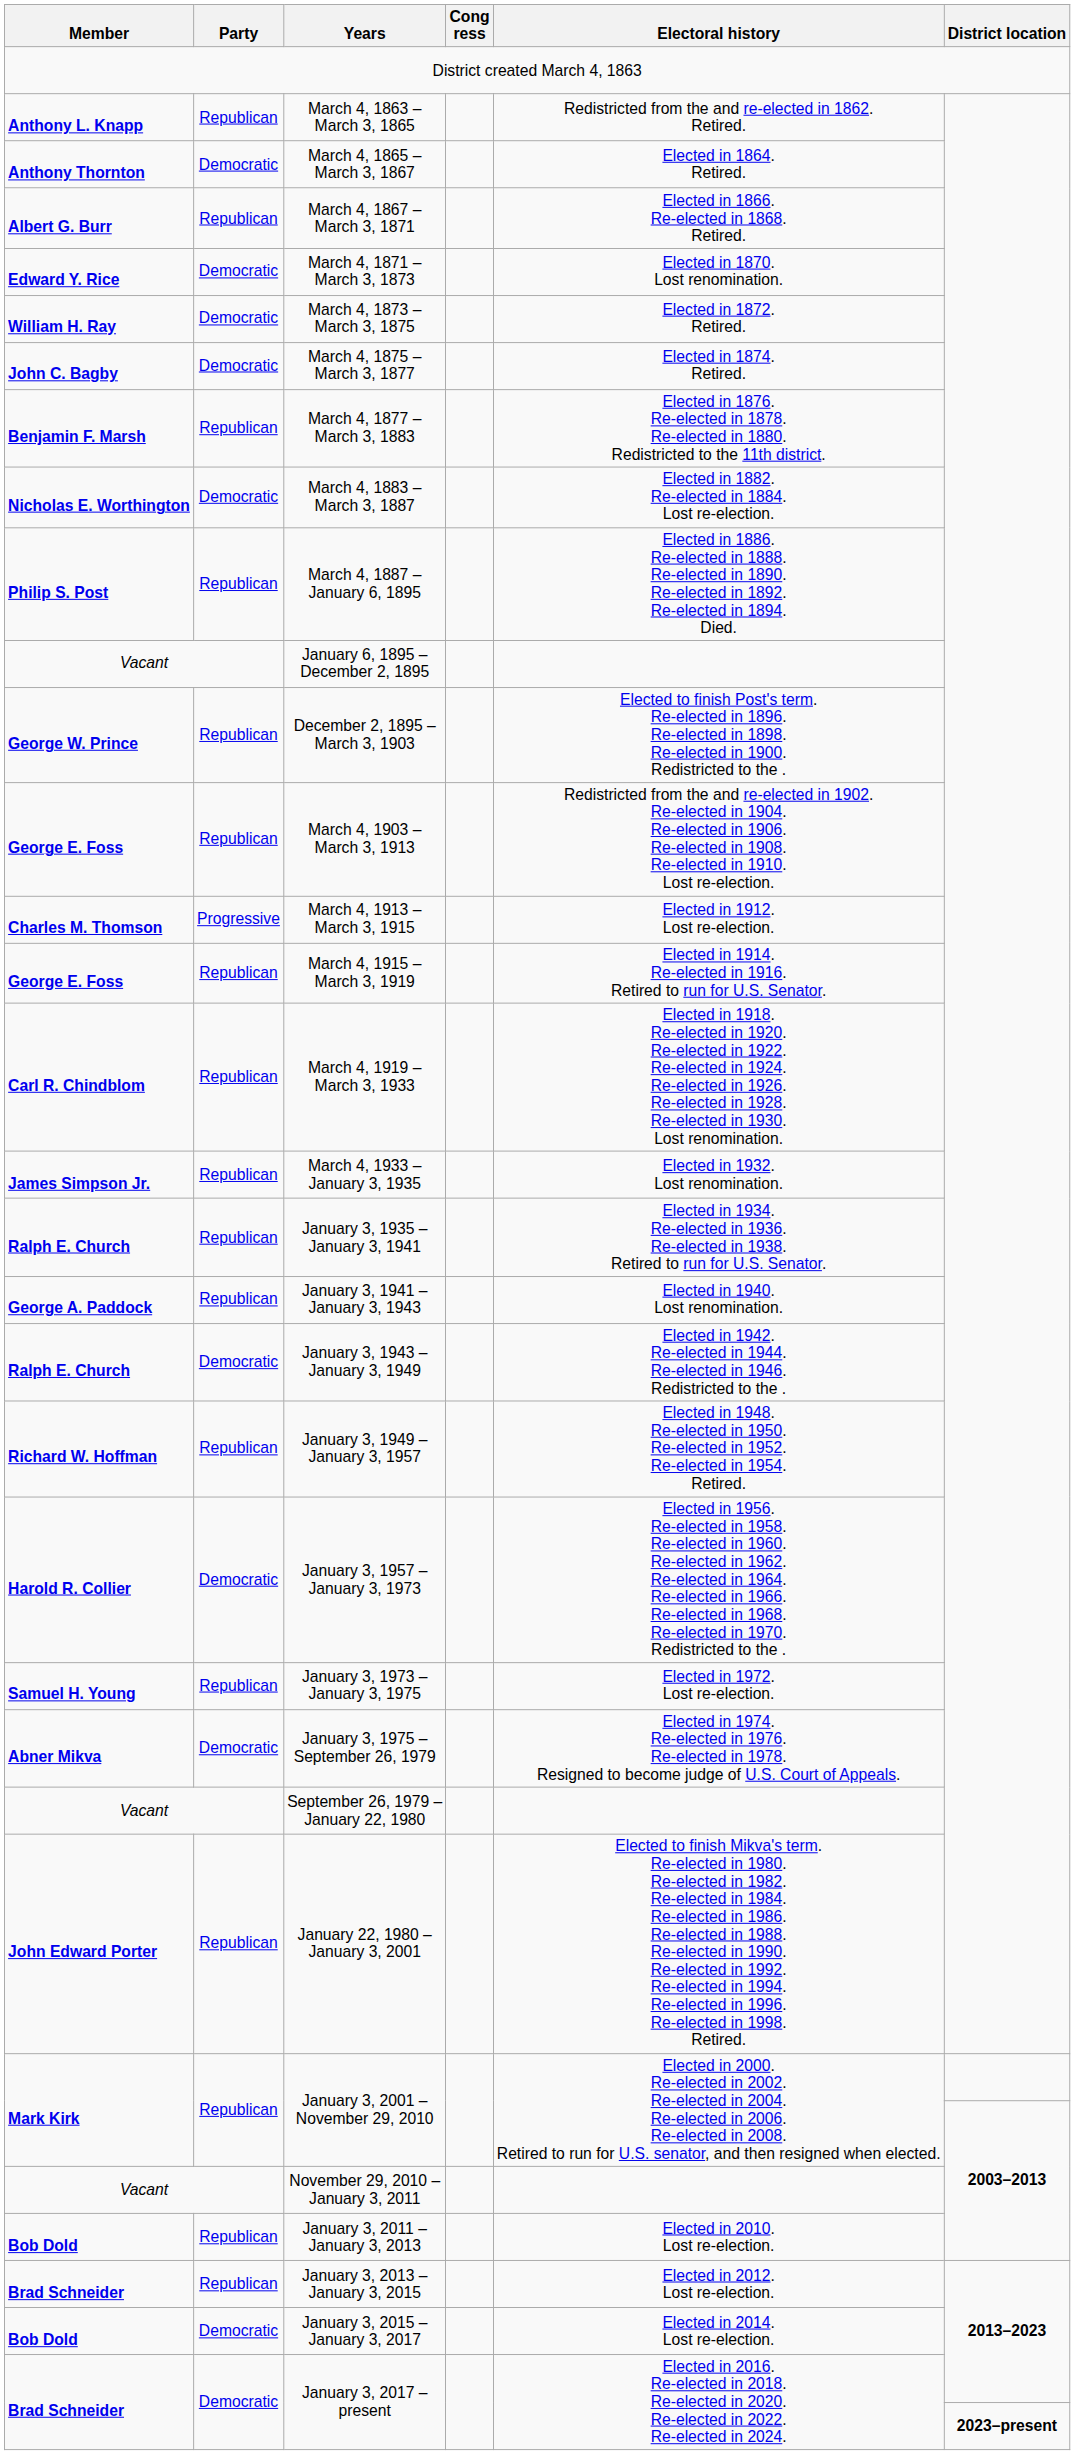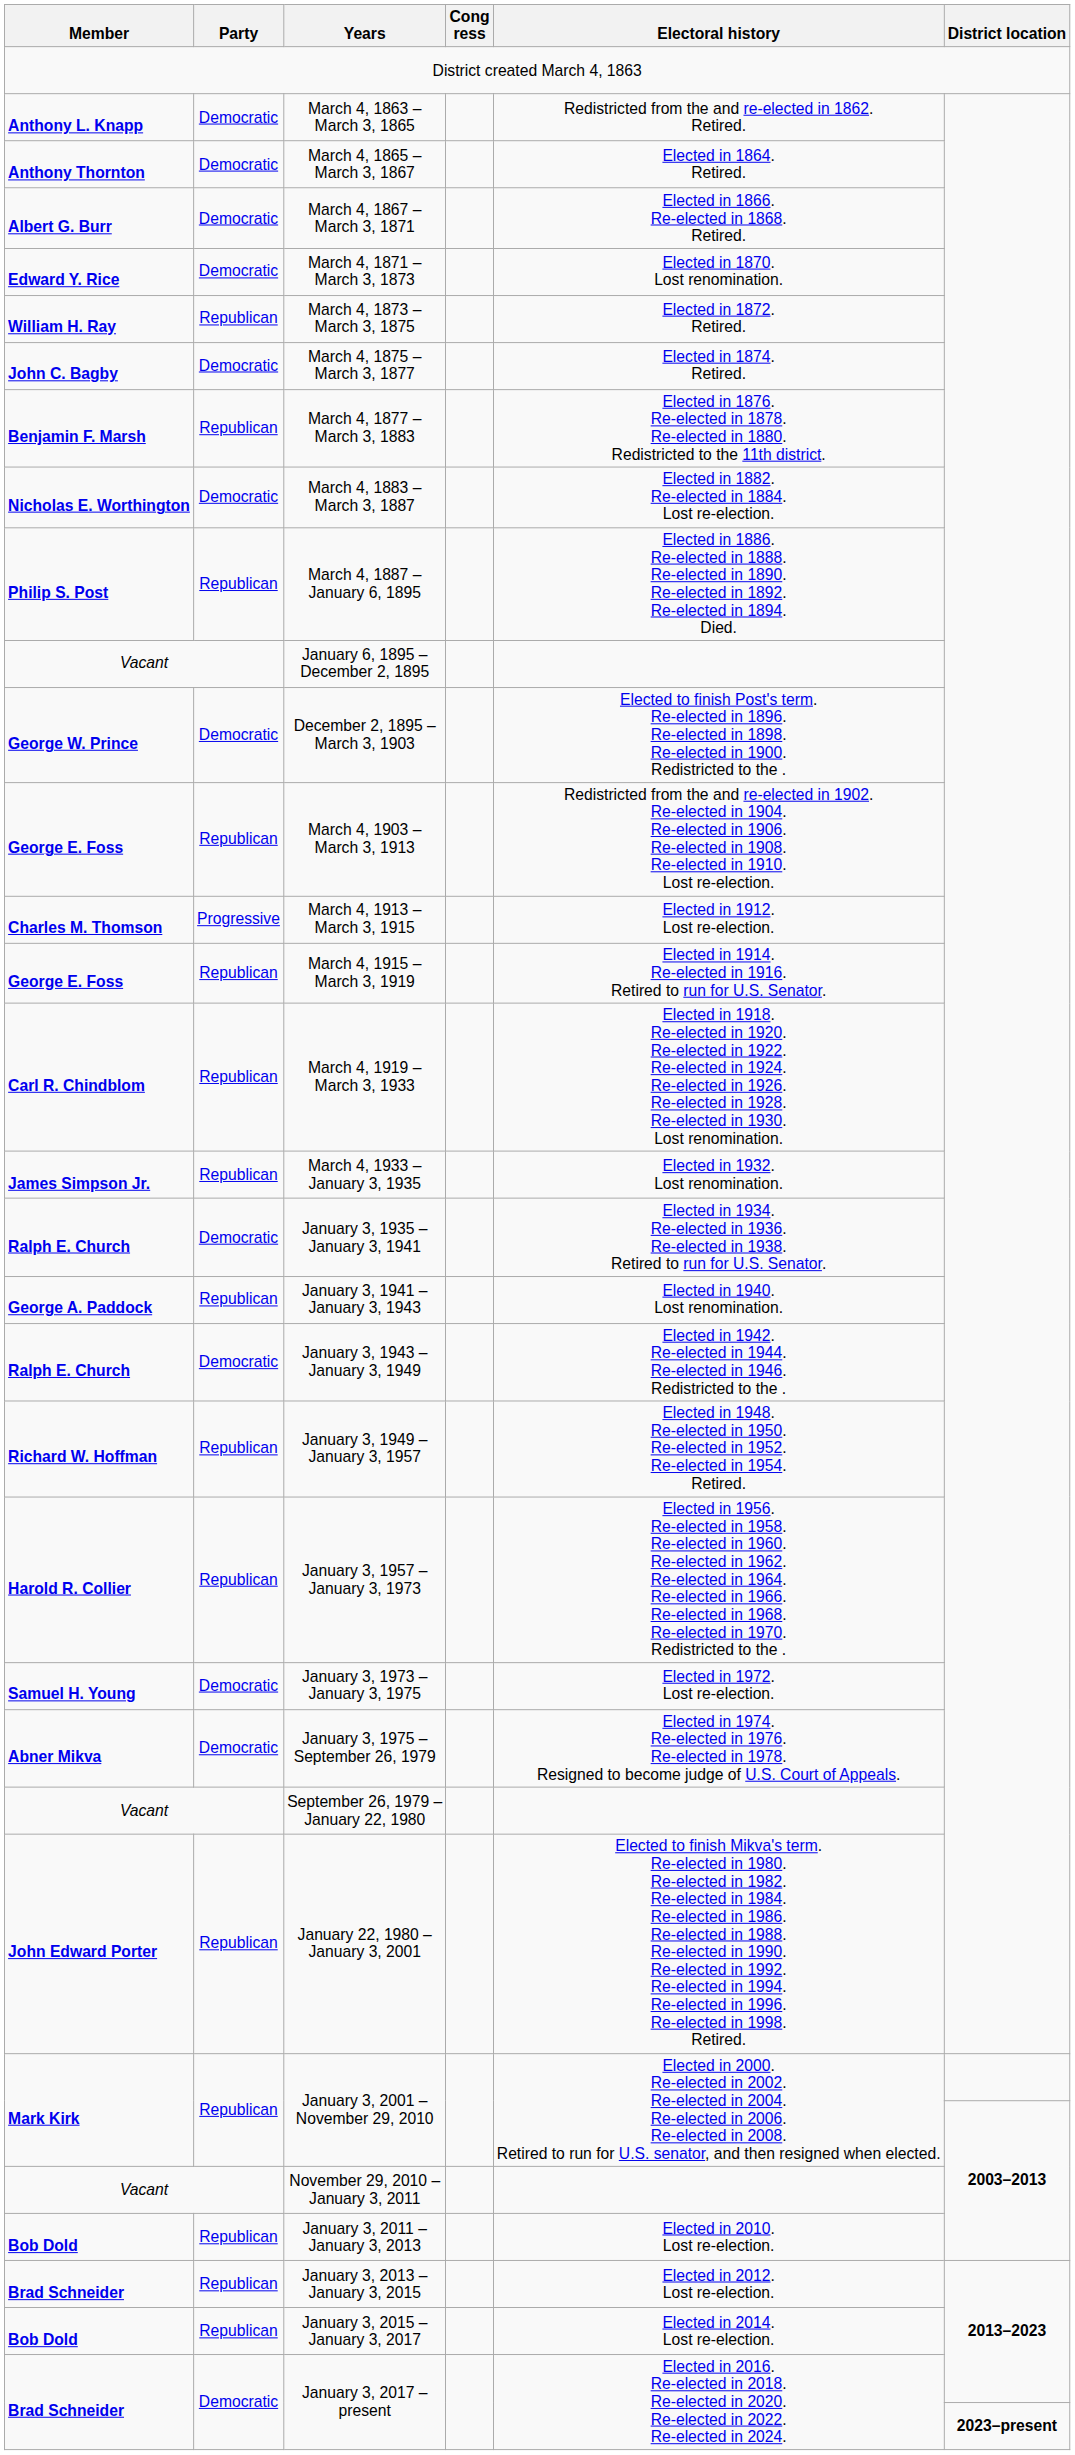(238, 117) Republican -> (238, 117) Democratic
(238, 218) Republican -> (238, 218) Democratic
(238, 318) Democratic -> (238, 318) Republican
(238, 735) Republican -> (238, 735) Democratic
(238, 1237) Republican -> (238, 1237) Democratic
(238, 1579) Democratic -> (238, 1579) Republican
(238, 1686) Republican -> (238, 1686) Democratic
(238, 2331) Democratic -> (238, 2331) Republican
